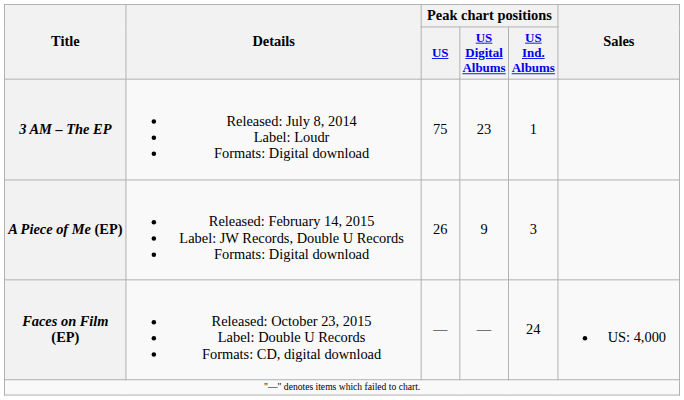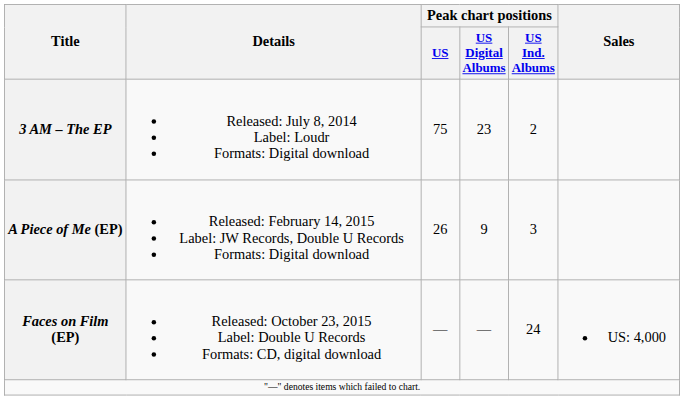(533, 129) 1 -> (533, 129) 2
